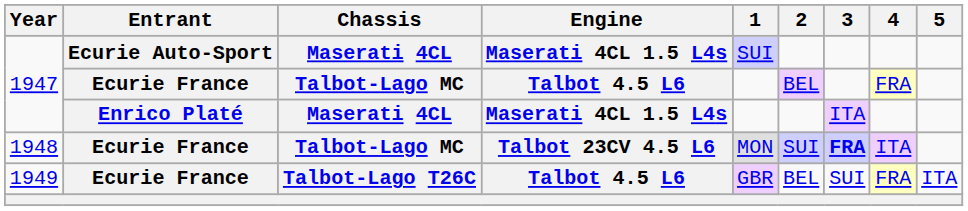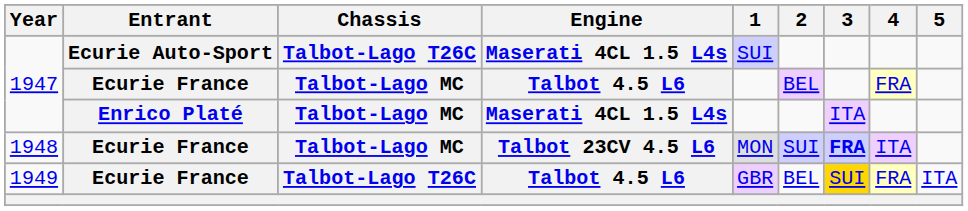(379, 52) Maserati 4CL -> (379, 52) Talbot-Lago T26C
(379, 116) Maserati 4CL -> (379, 116) Talbot-Lago MC
(847, 179) no background -> (847, 179) gold background
